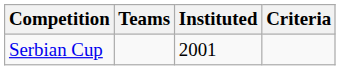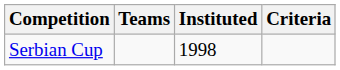(198, 49) 2001 -> (198, 49) 1998
